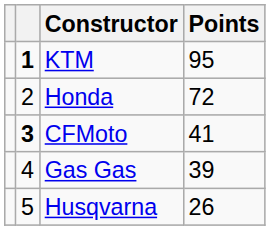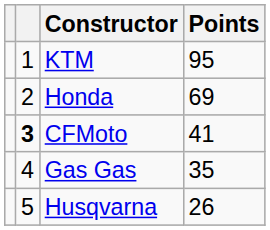(27, 60) bold -> (27, 60) normal
(201, 97) 72 -> (201, 97) 69
(201, 171) 39 -> (201, 171) 35
